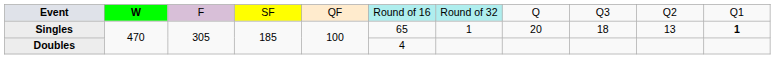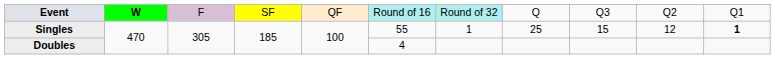(402, 30) 65 -> (402, 30) 55
(536, 30) 20 -> (536, 30) 25
(603, 30) 18 -> (603, 30) 15
(670, 30) 13 -> (670, 30) 12
